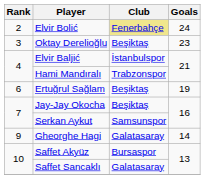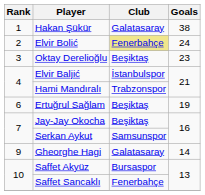+ row: (63, 27)
(138, 167) Galatasaray -> (138, 182) Fenerbahçe
